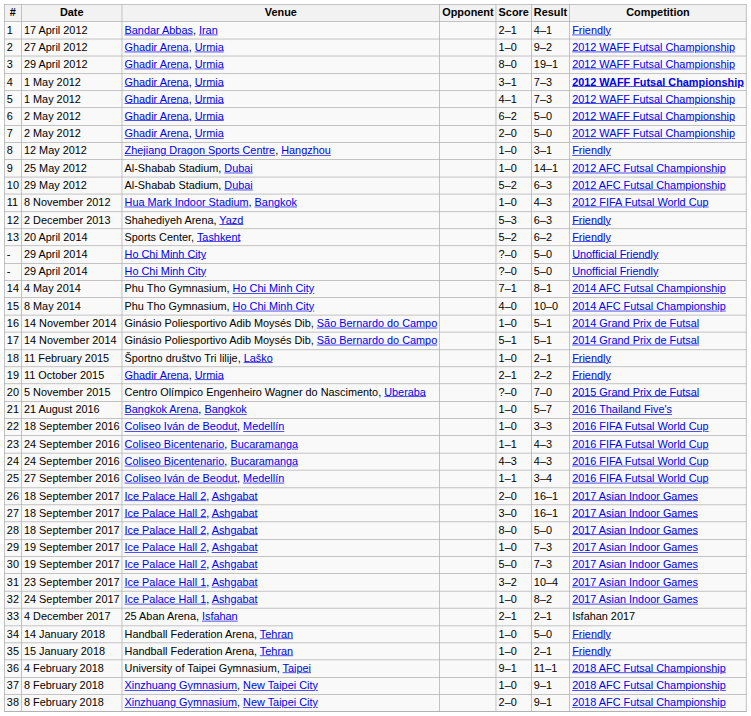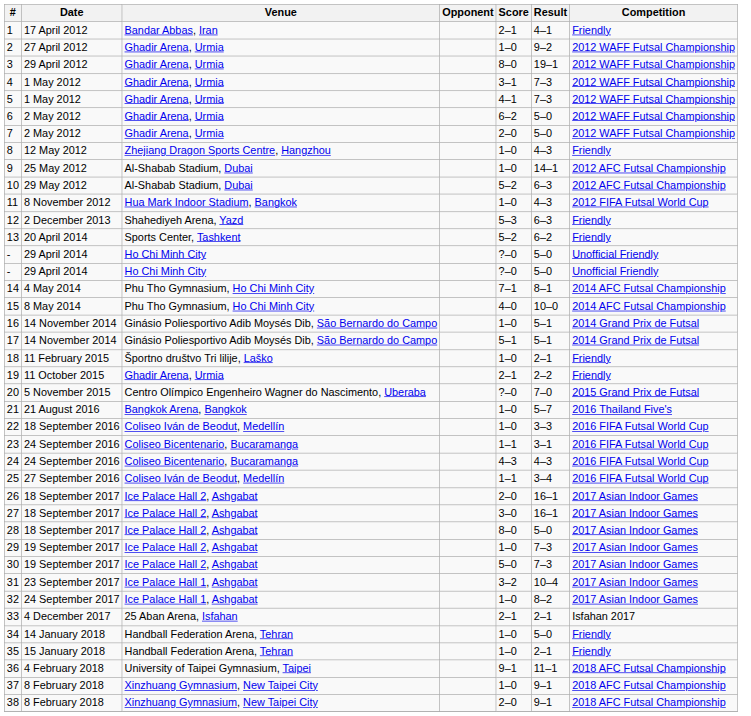(658, 82) bold -> (654, 82) normal
(543, 151) 3–1 -> (543, 151) 4–3
(543, 444) 4–3 -> (543, 444) 3–1
